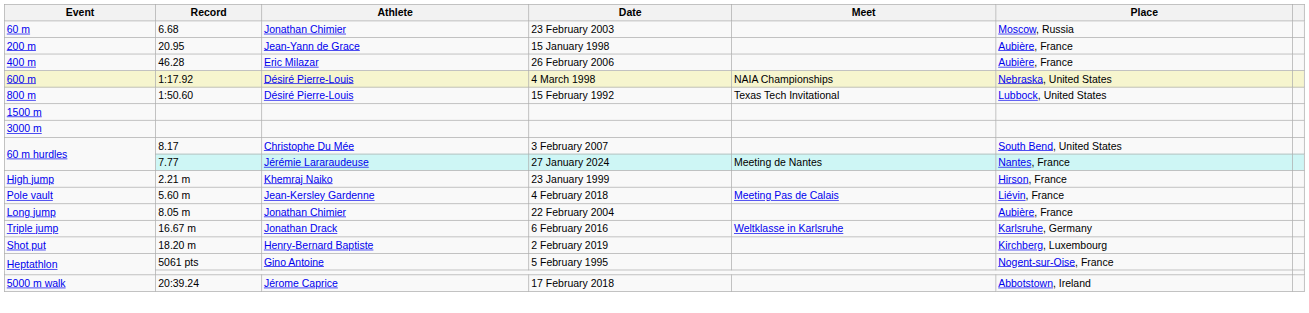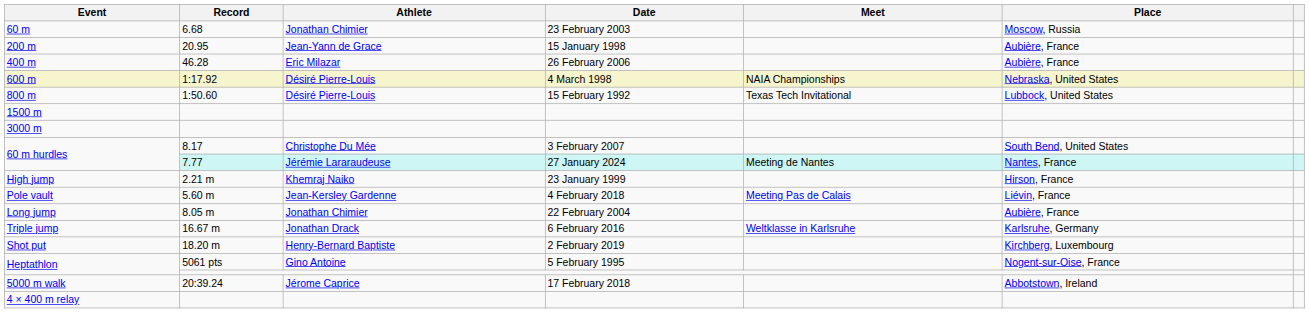+ row: (43, 300)
